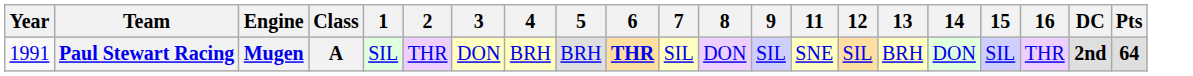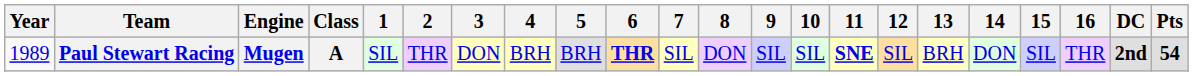+ column: (810, 20)
(29, 53) 1991 -> (29, 53) 1989
(814, 53) normal -> (854, 53) bold
(1129, 53) 64 -> (1170, 53) 54
